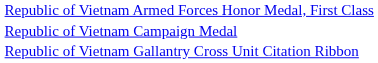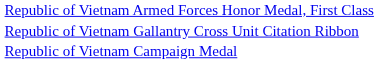rows swapped: (182, 51) <-> (121, 30)
